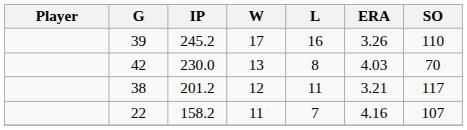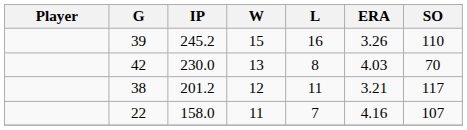(256, 40) 17 -> (256, 40) 15
(197, 112) 158.2 -> (197, 112) 158.0
